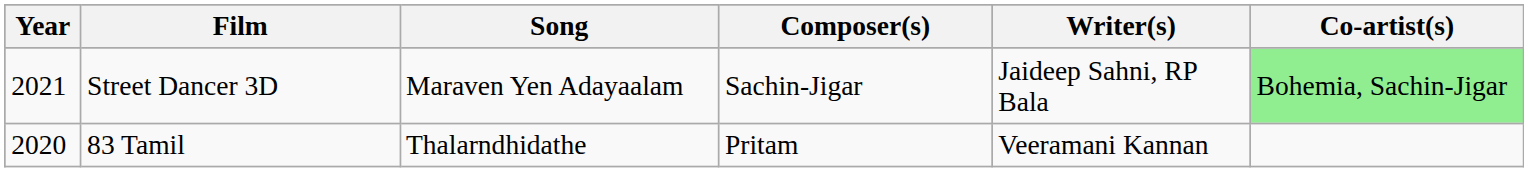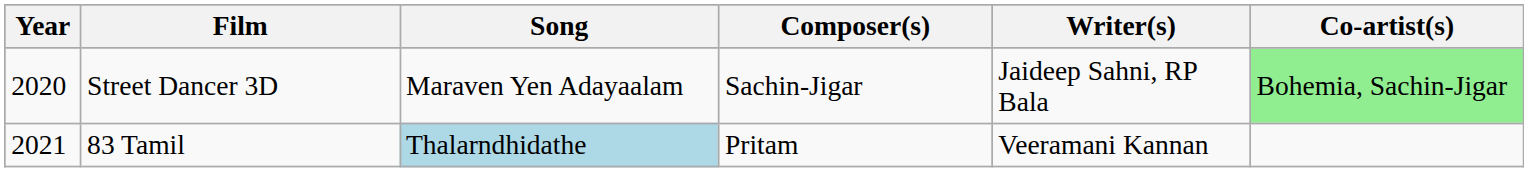(39, 85) 2021 -> (39, 85) 2020
(39, 144) 2020 -> (39, 144) 2021
(496, 144) no background -> (496, 144) lightblue background
